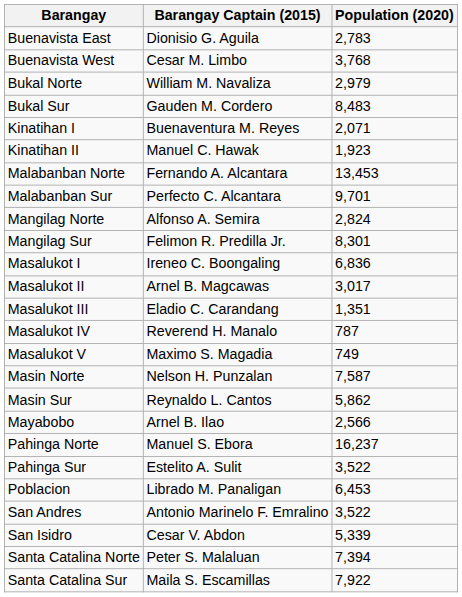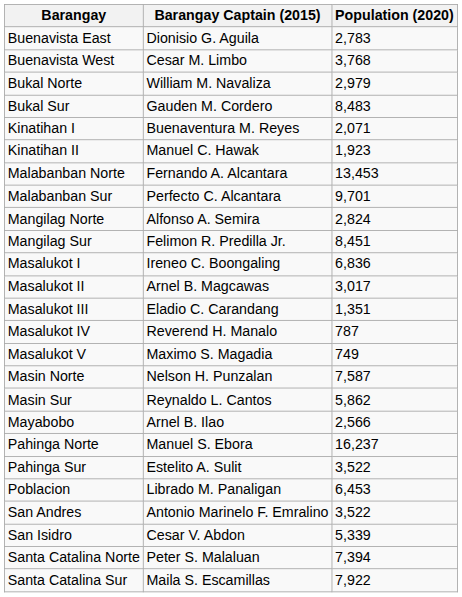(353, 241) 8,301 -> (353, 241) 8,451
